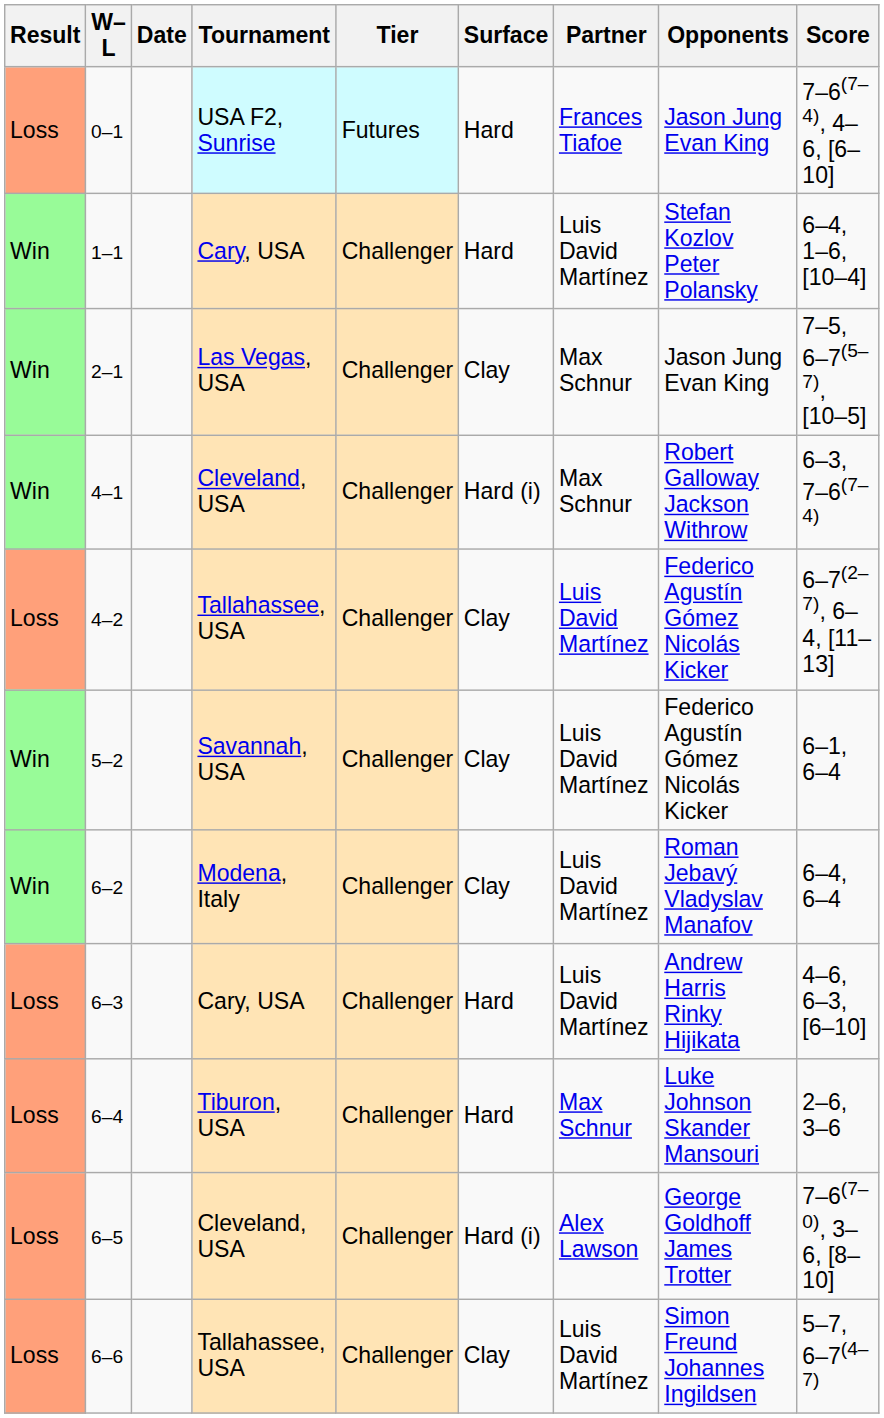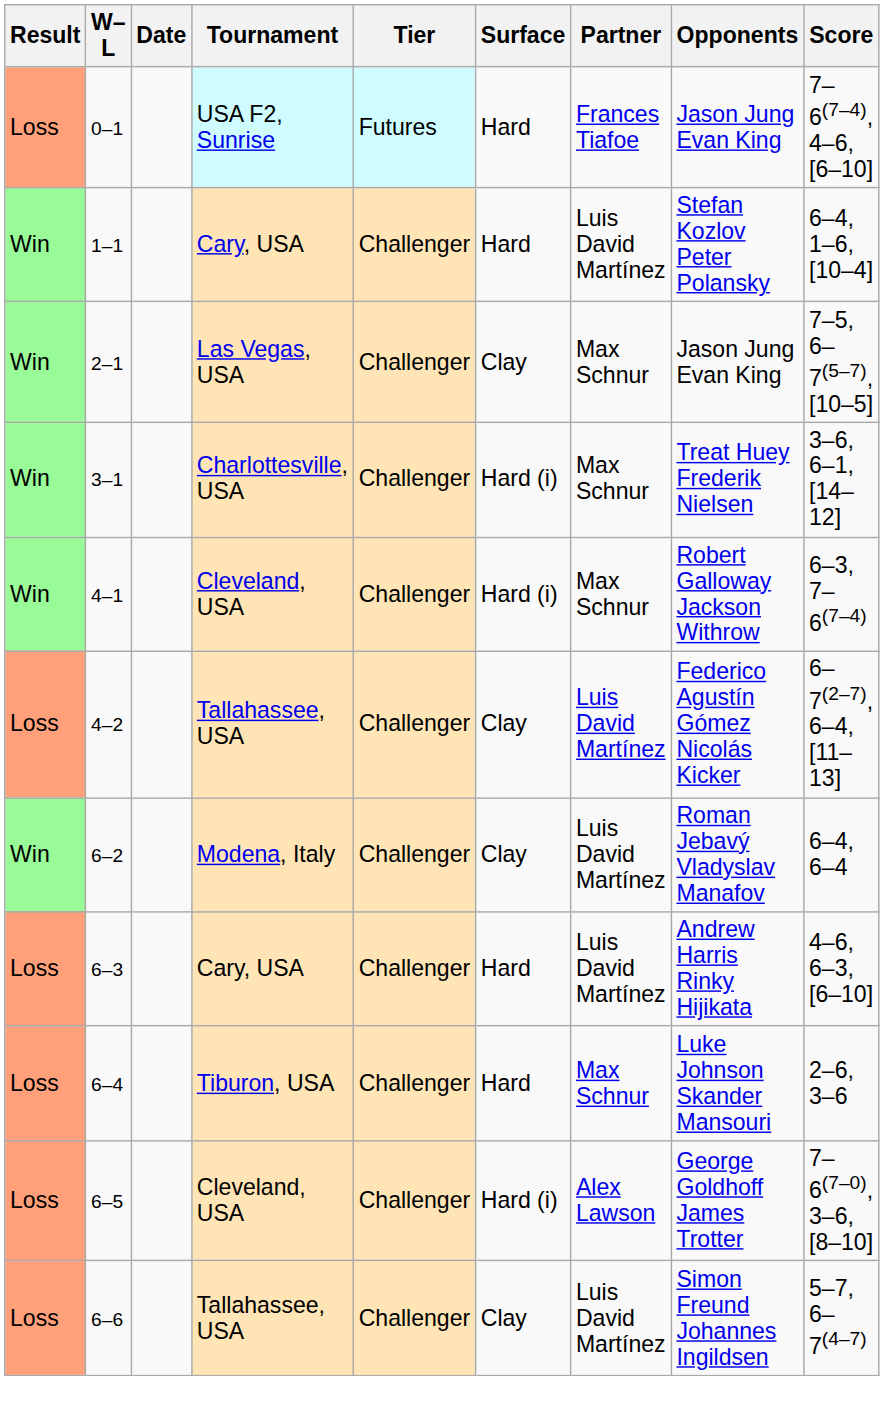+ row: (107, 480)
- row: (107, 760)
